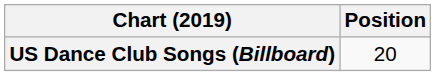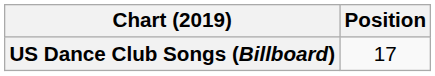(385, 53) 20 -> (385, 53) 17
